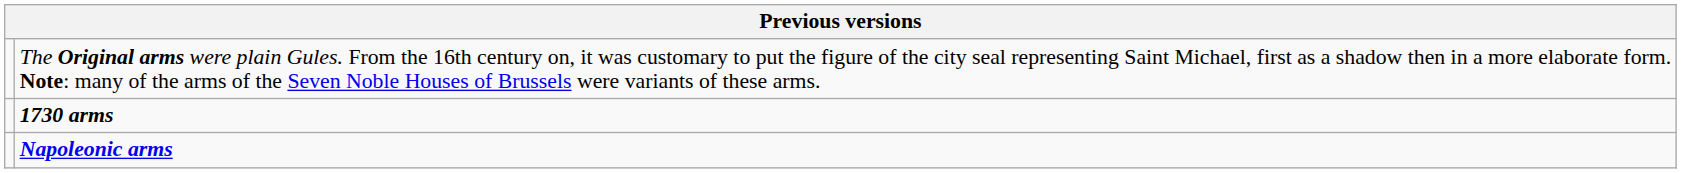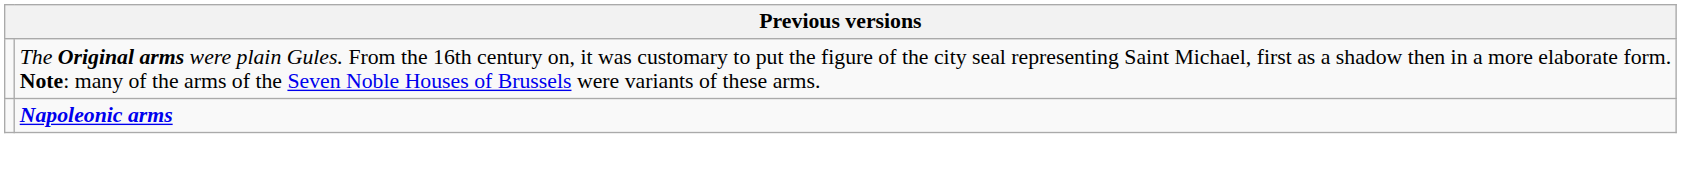- row: (67, 115)
